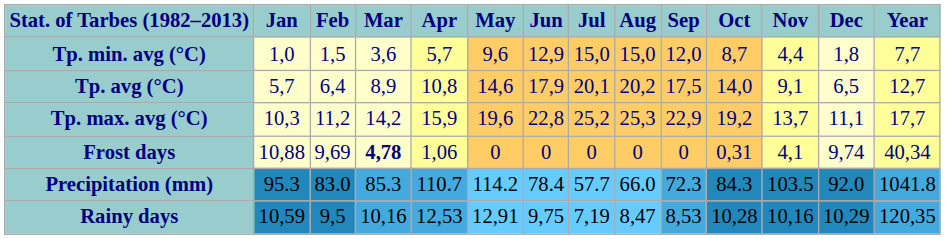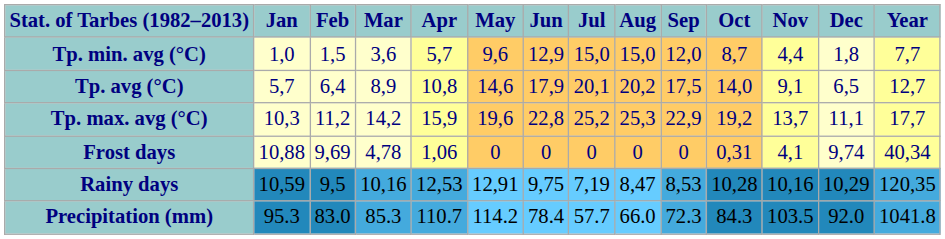(383, 151) bold -> (383, 151) normal
rows swapped: (129, 184) <-> (129, 217)
